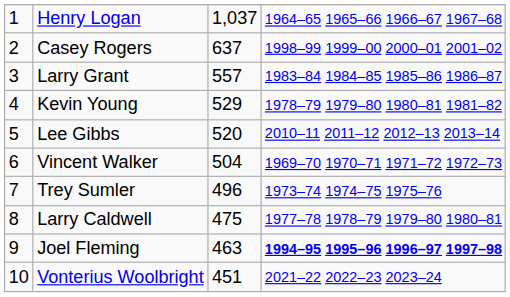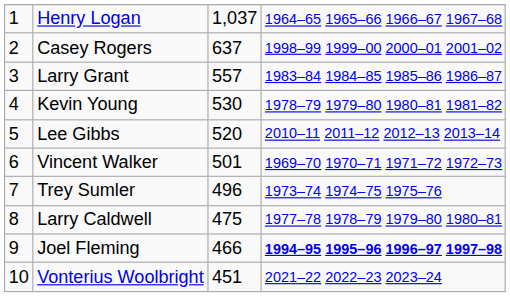(227, 104) 529 -> (227, 104) 530
(227, 162) 504 -> (227, 162) 501
(227, 248) 463 -> (227, 248) 466
